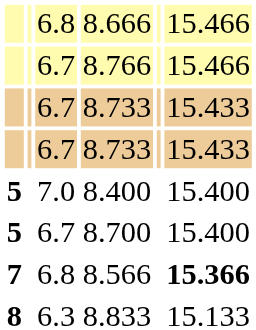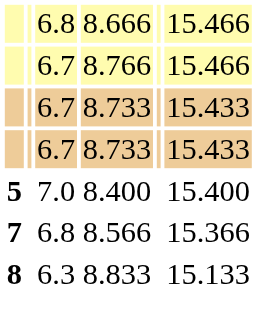- row: (14, 232)
(208, 274) bold -> (208, 232) normal
